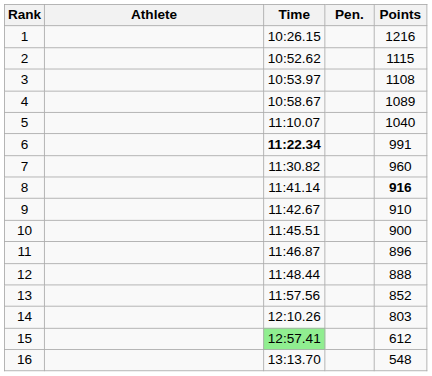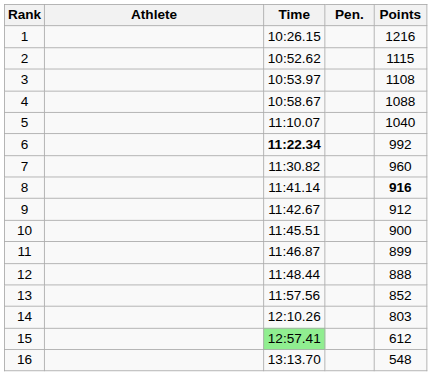(400, 101) 1089 -> (400, 101) 1088
(400, 144) 991 -> (400, 144) 992
(400, 209) 910 -> (400, 209) 912
(400, 252) 896 -> (400, 252) 899
